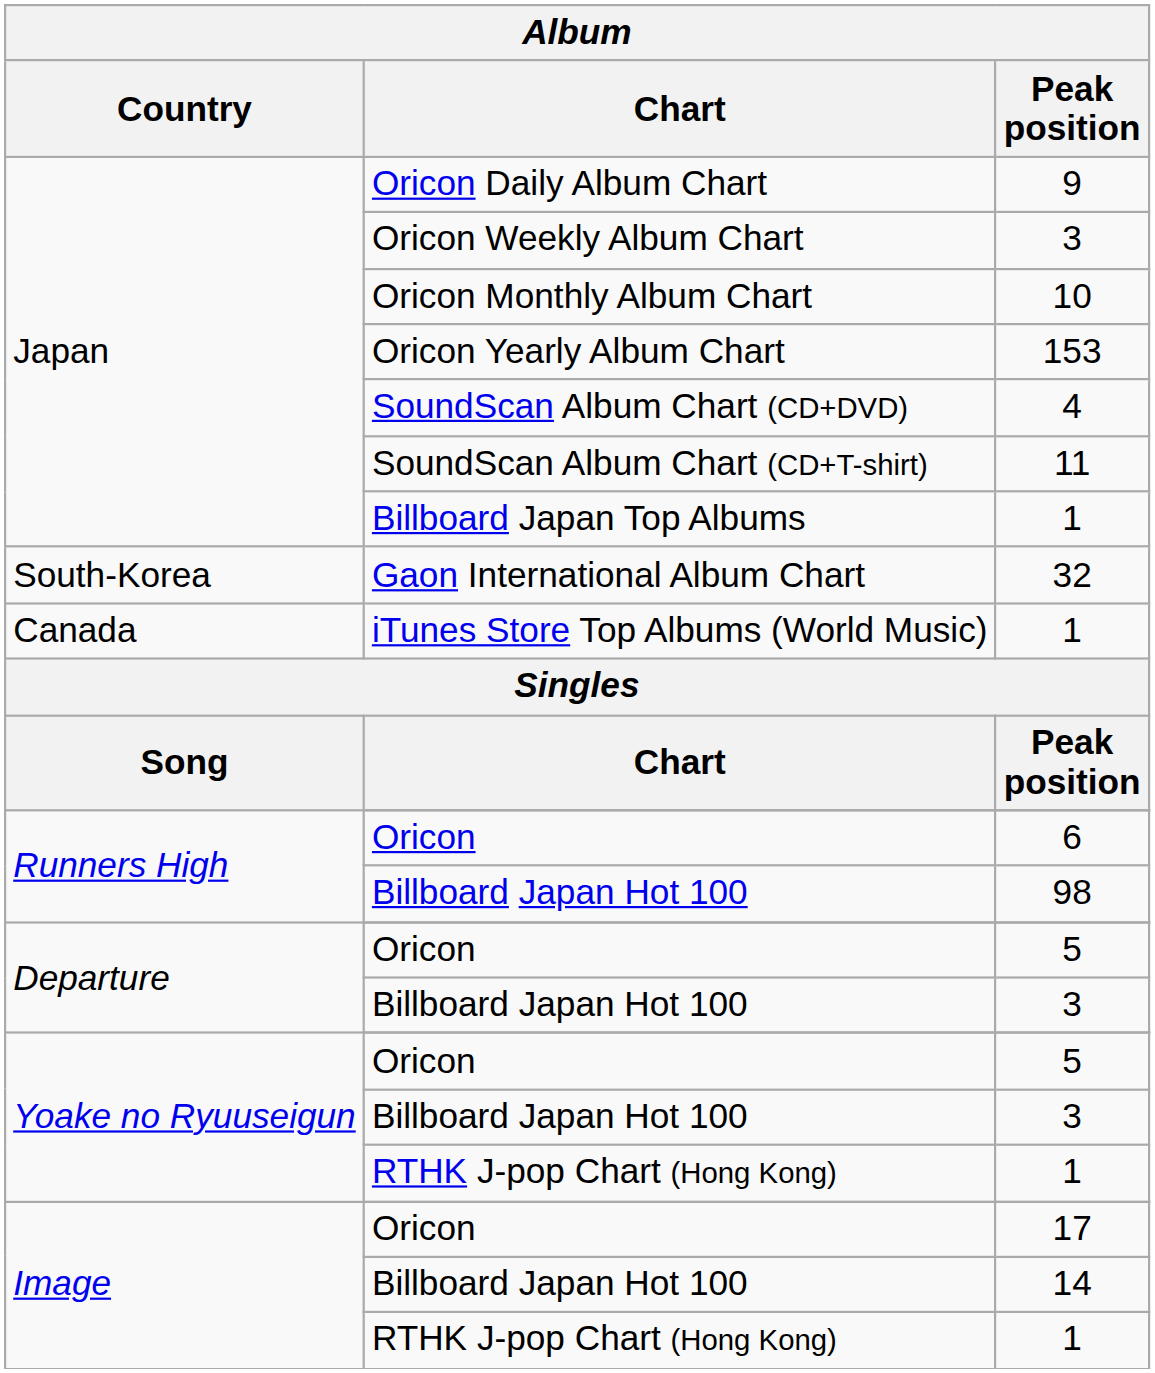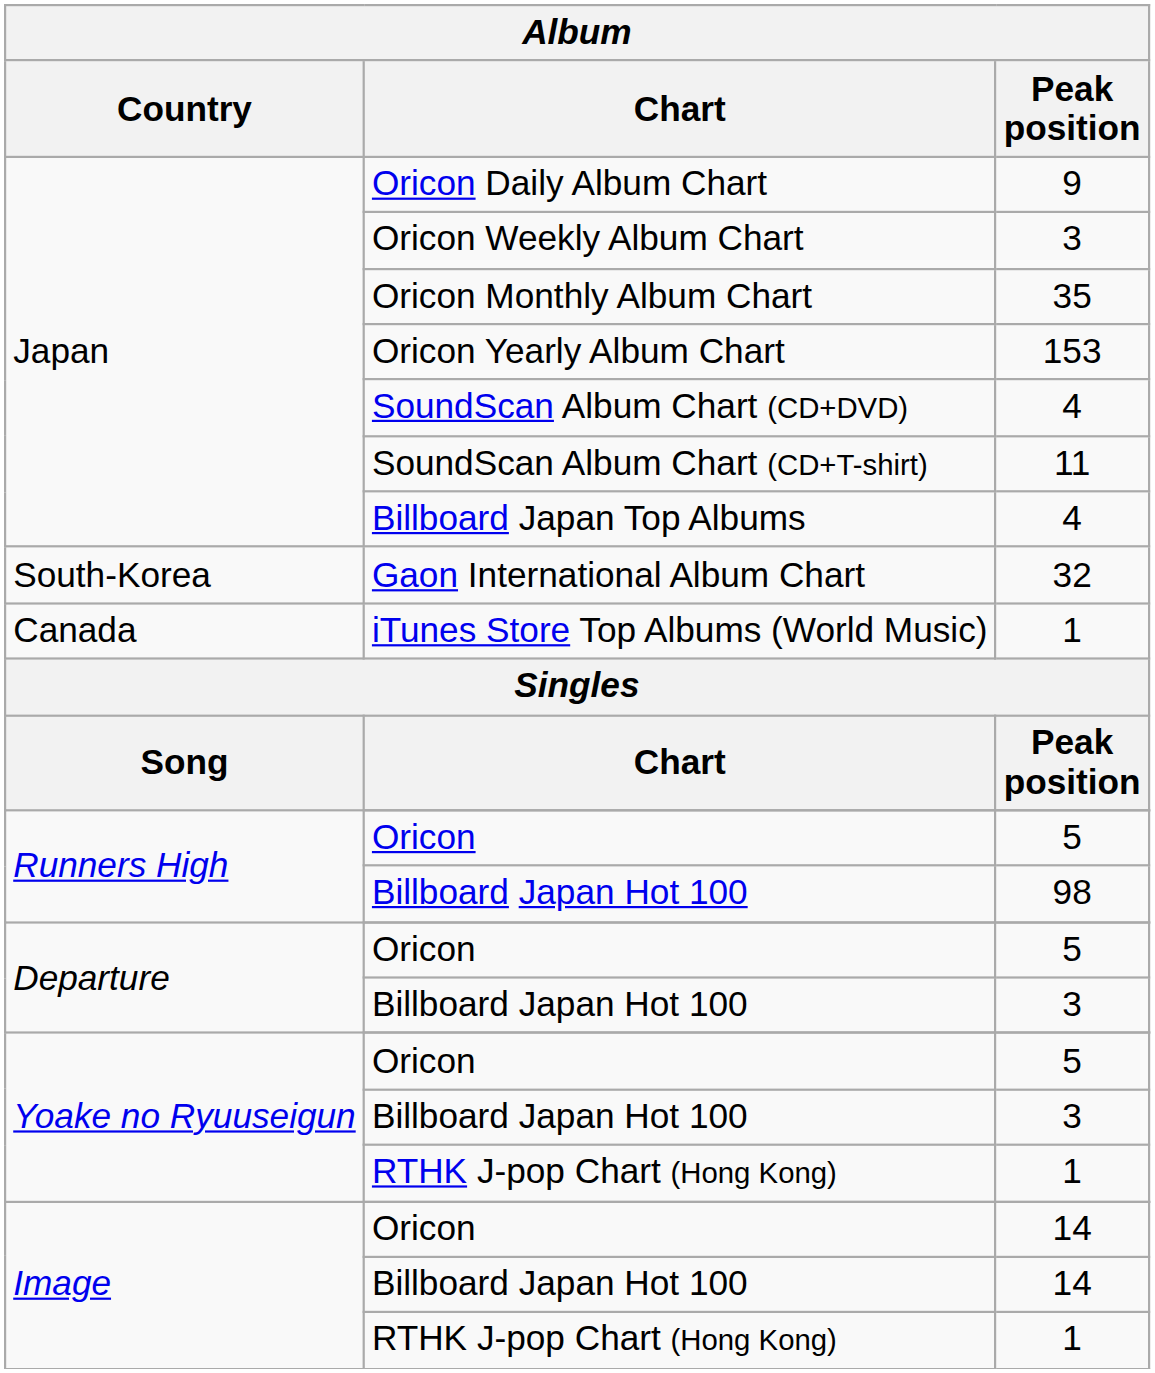(1072, 295) 10 -> (1072, 295) 35
(1072, 518) 1 -> (1072, 518) 4
(1072, 837) 6 -> (1072, 837) 5
(1072, 1228) 17 -> (1072, 1228) 14
